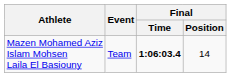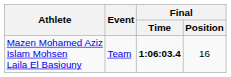(205, 54) 14 -> (205, 54) 16
